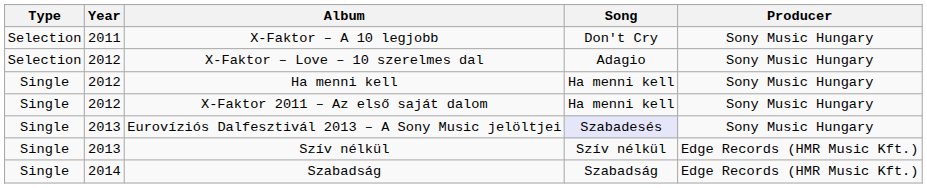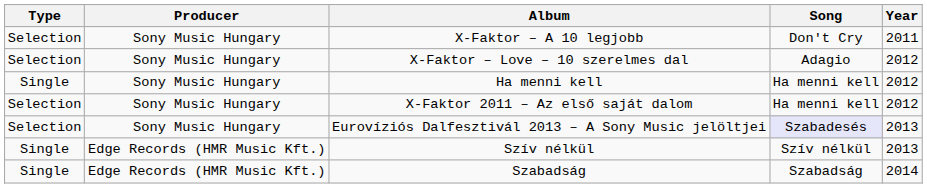columns swapped: (104, 16) <-> (800, 16)
(45, 105) Single -> (45, 105) Selection
(45, 127) Single -> (45, 127) Selection
